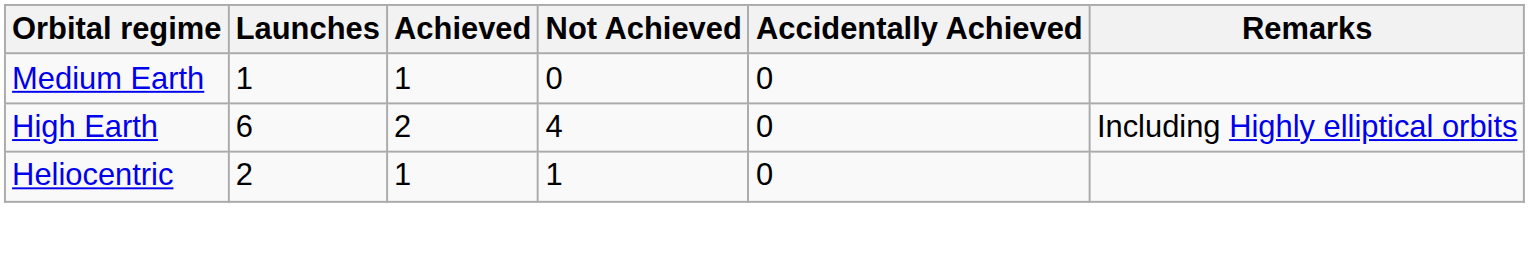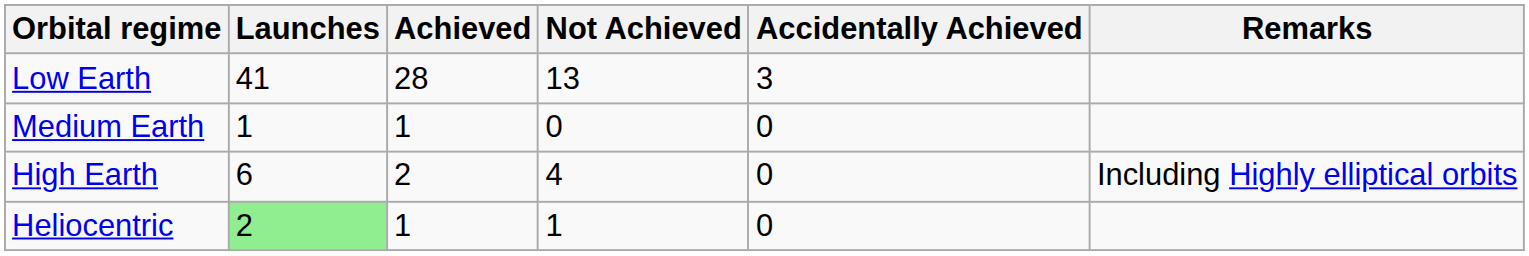+ row: (82, 77)
(244, 175) no background -> (244, 224) lightgreen background
